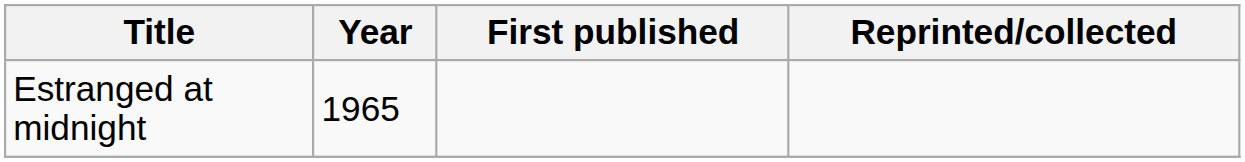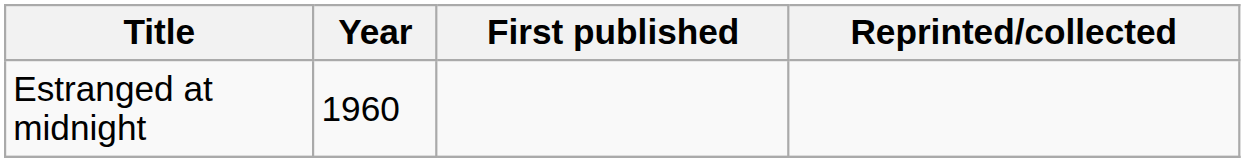(361, 108) 1965 -> (361, 108) 1960
